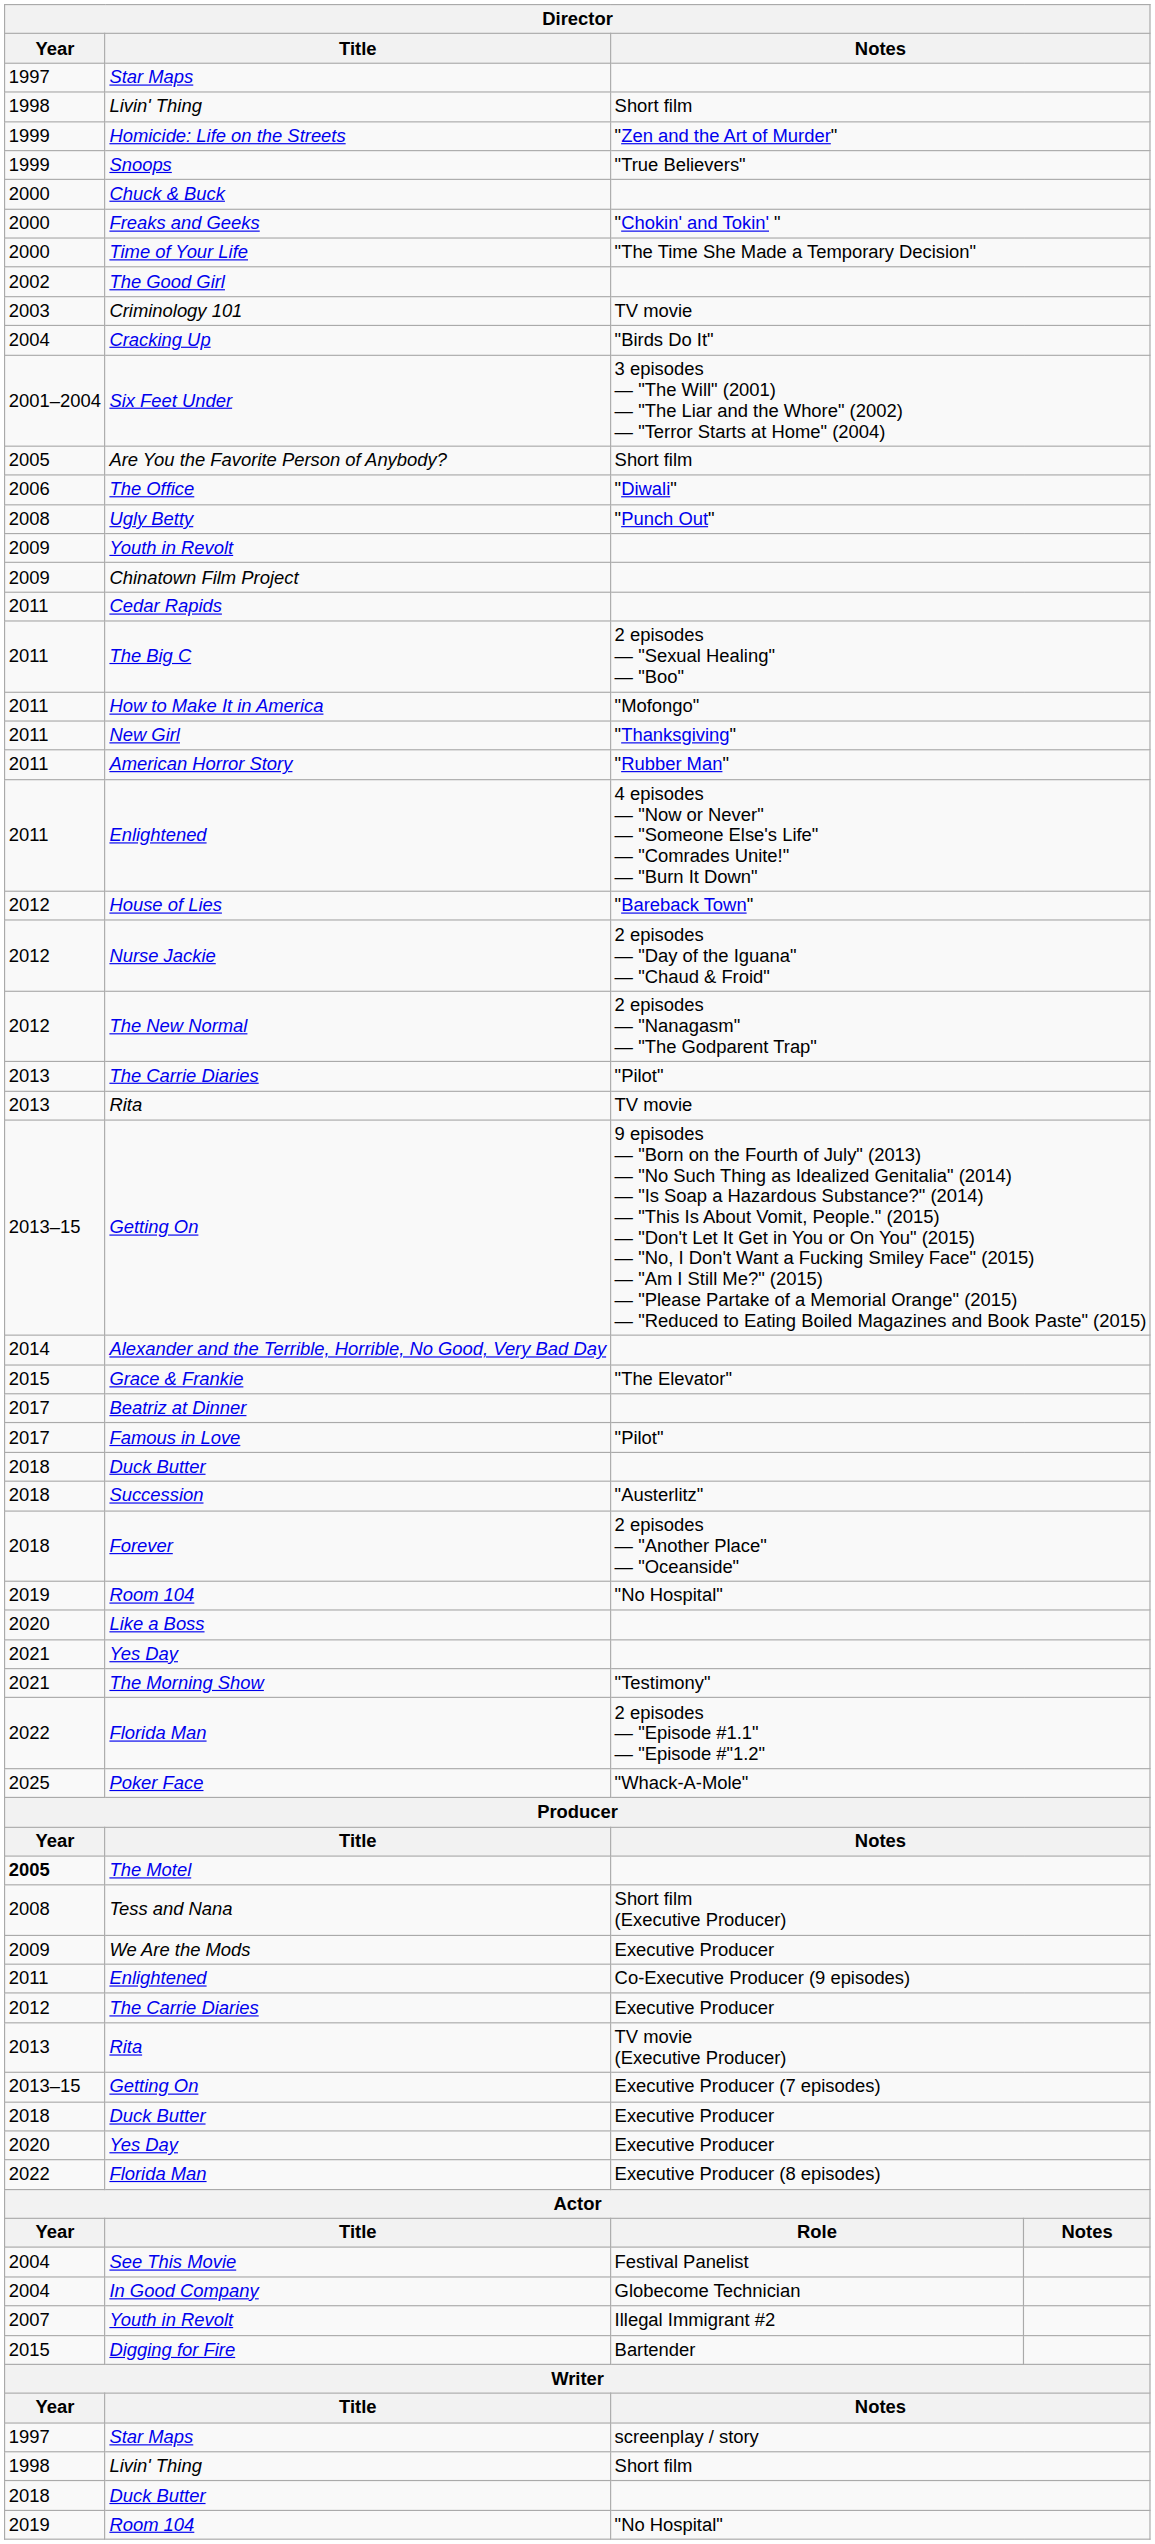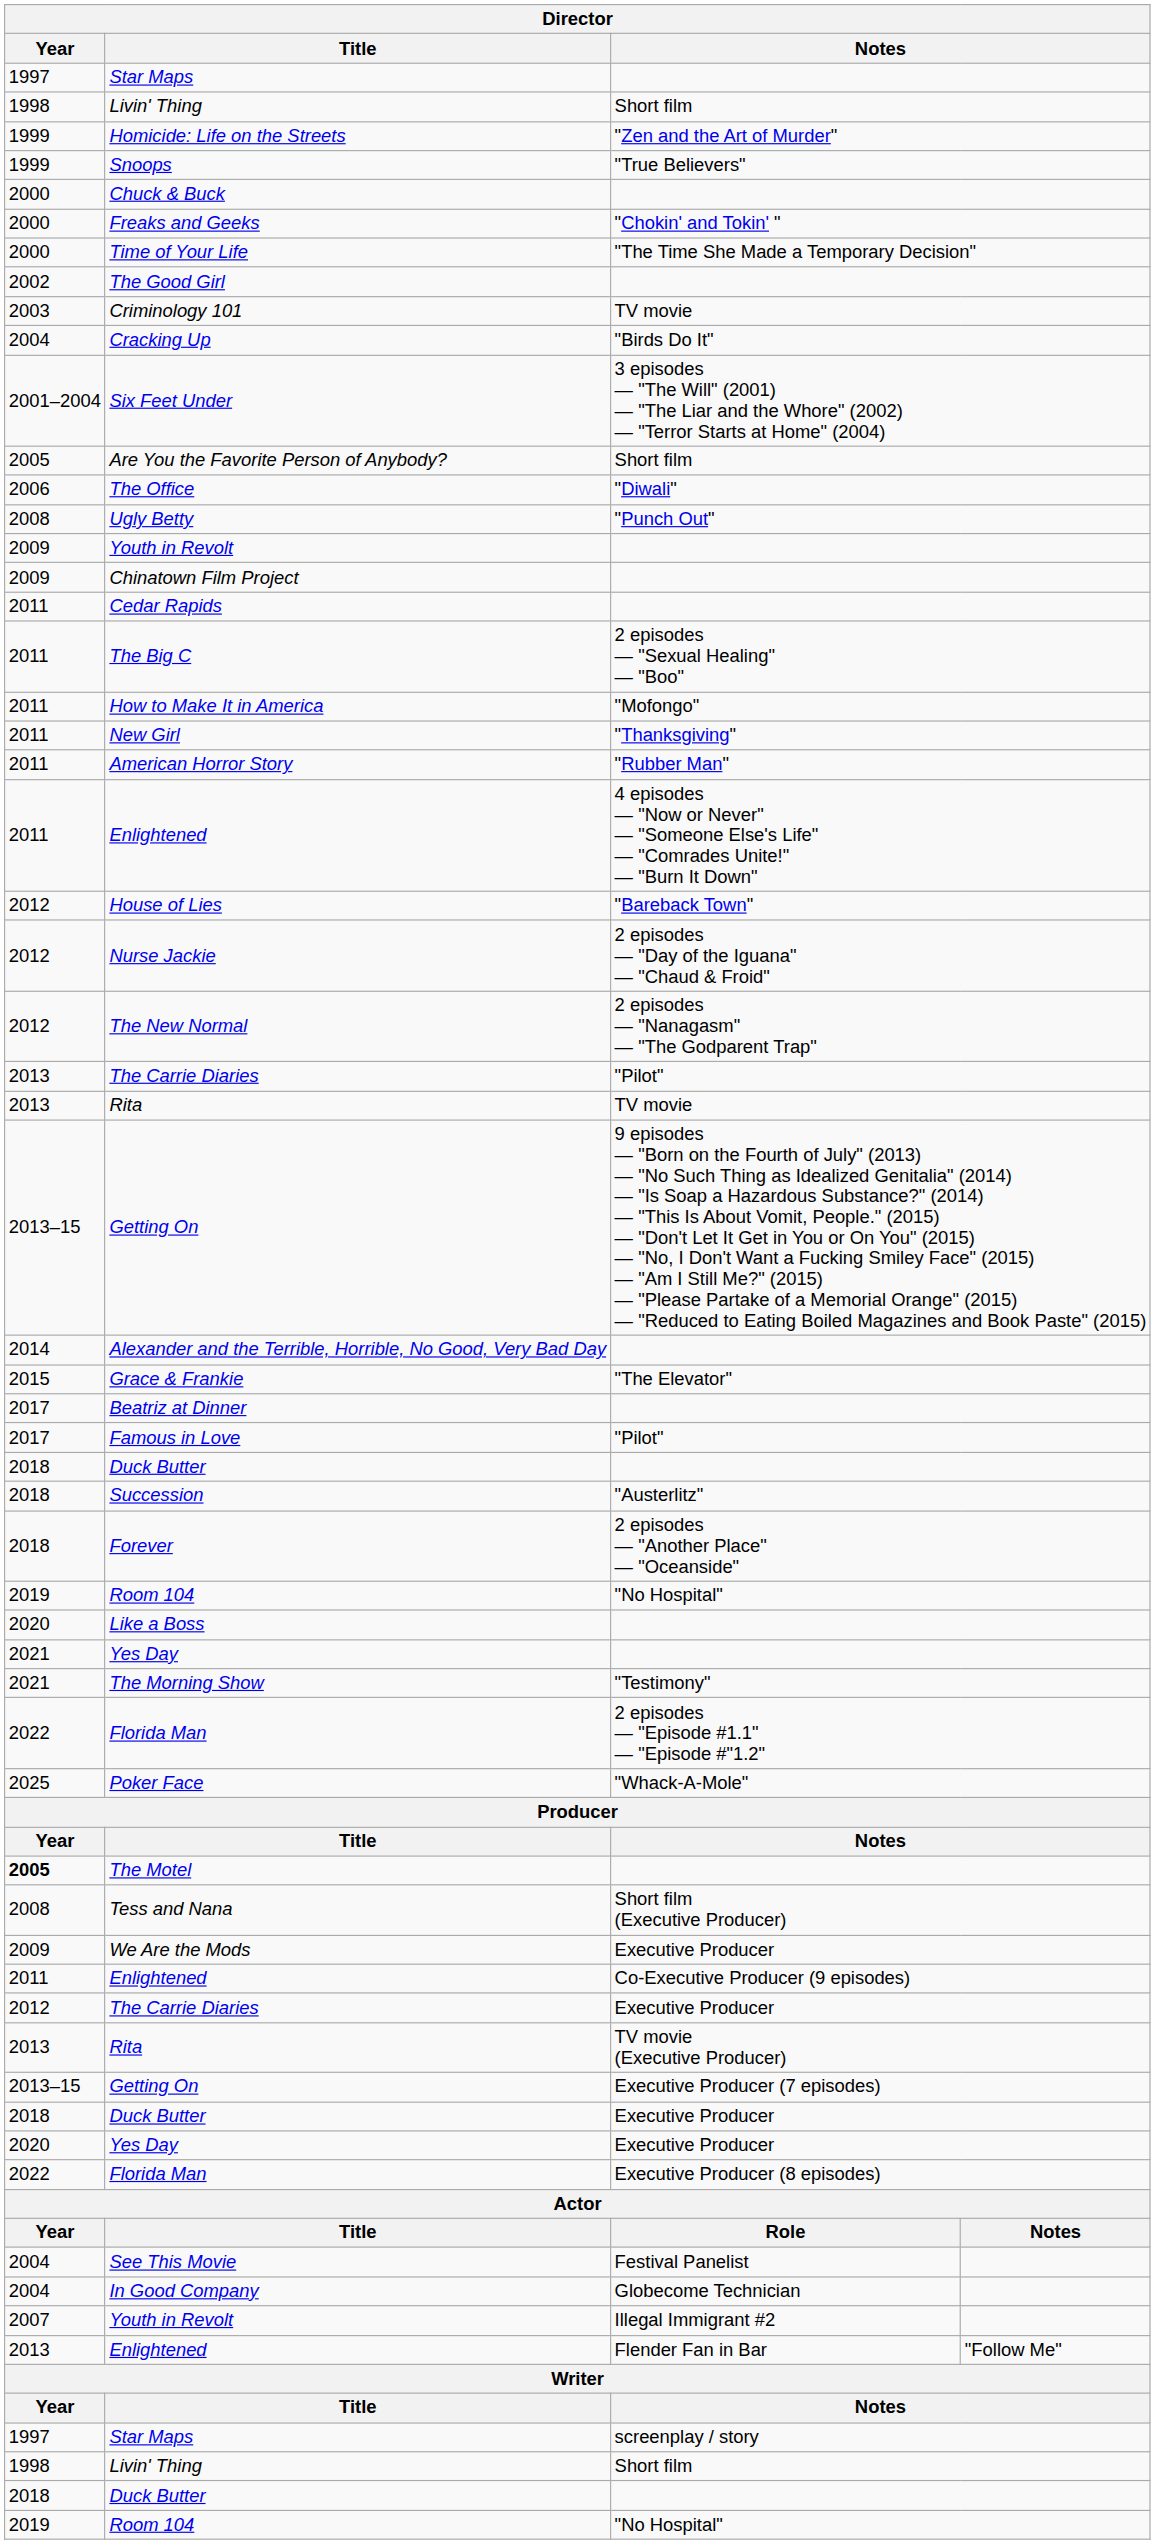+ row: (158, 2349)
- row: (172, 2349)
